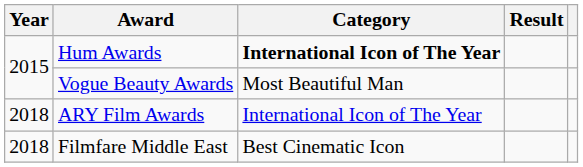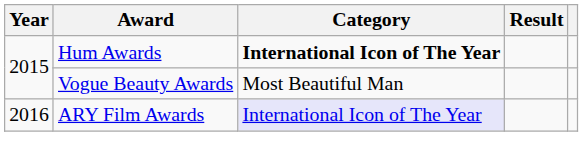(29, 114) 2018 -> (29, 114) 2016
(362, 114) no background -> (362, 114) lavender background
- row: (143, 146)
